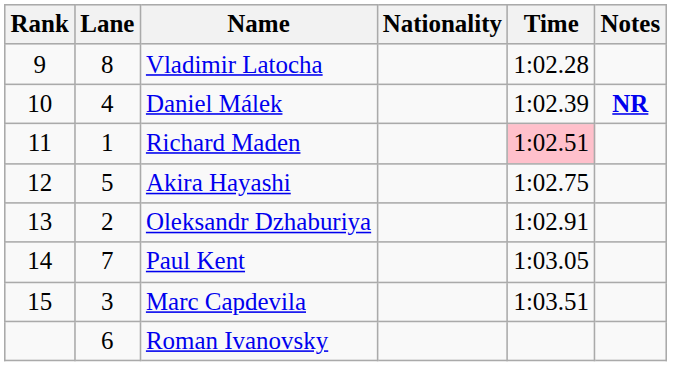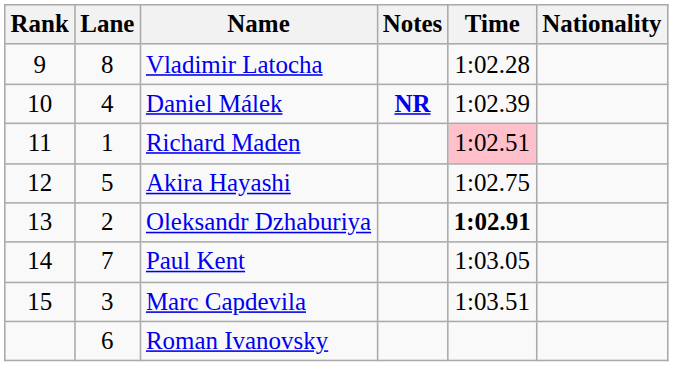columns swapped: (442, 24) <-> (630, 24)
(551, 222) normal -> (492, 222) bold
